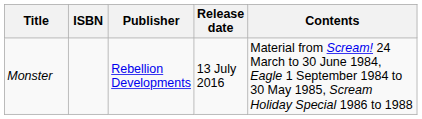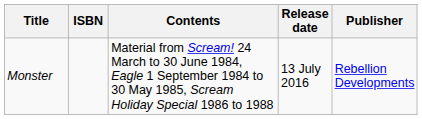columns swapped: (151, 21) <-> (332, 21)
